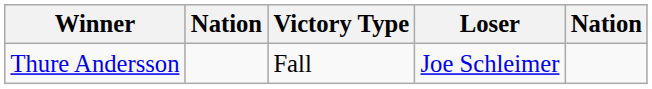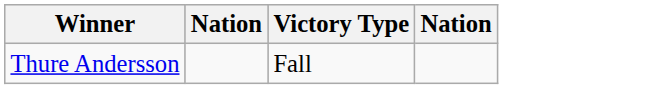- column: (490, 24)
